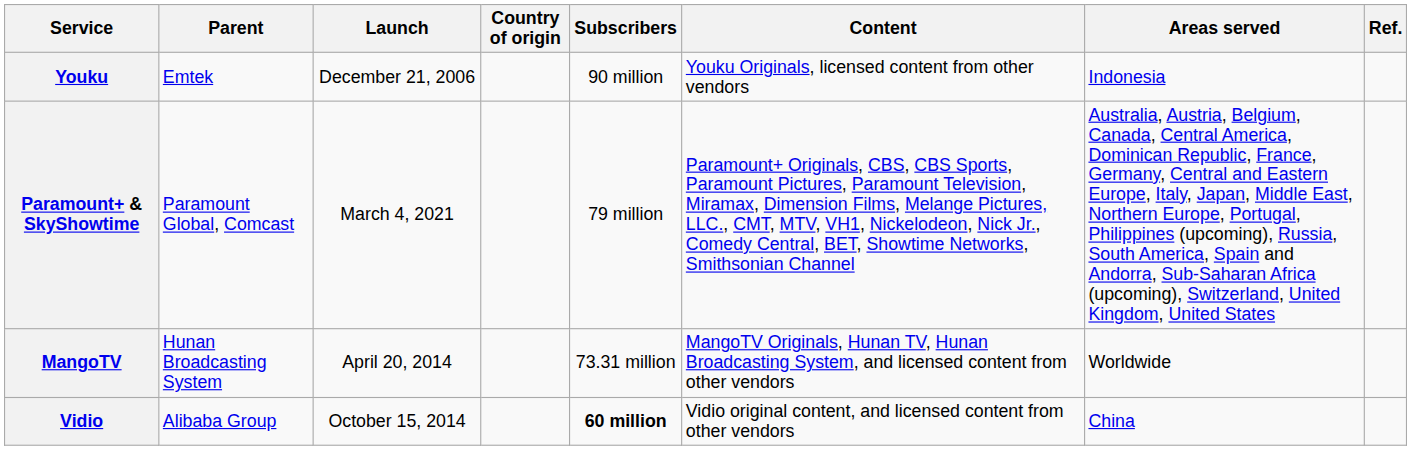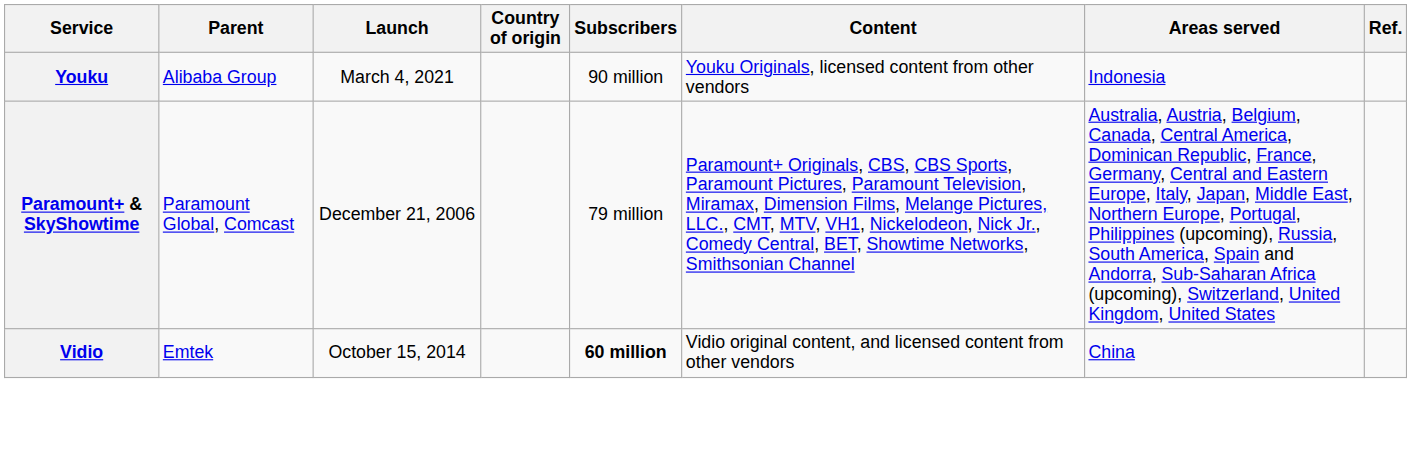(188, 76) Emtek -> (220, 76) Alibaba Group
(397, 76) December 21, 2006 -> (397, 76) March 4, 2021
(397, 214) March 4, 2021 -> (397, 214) December 21, 2006
- row: (82, 362)
(220, 420) Alibaba Group -> (188, 352) Emtek
